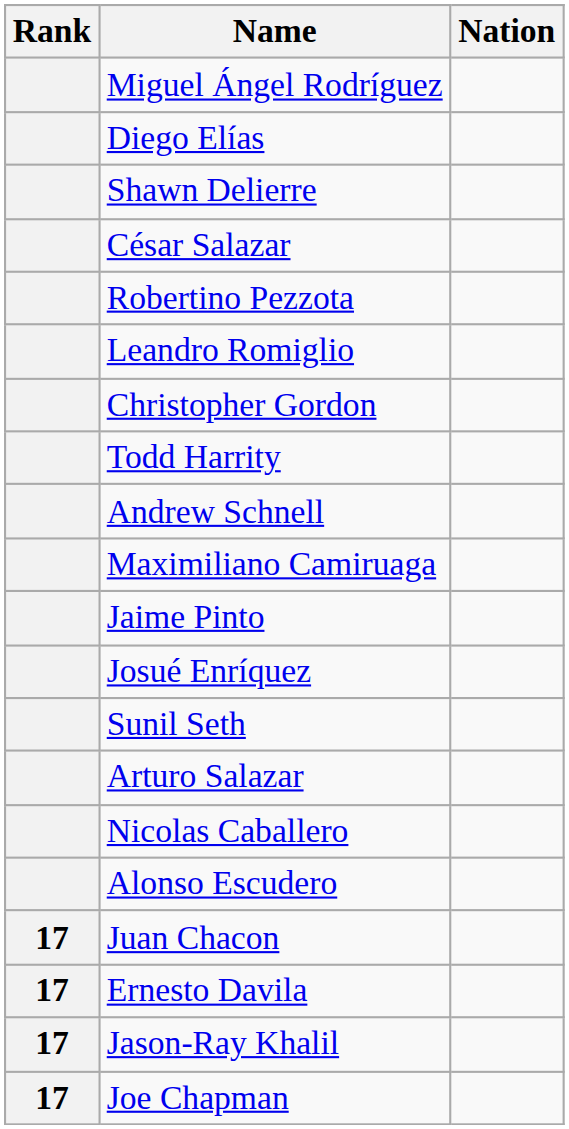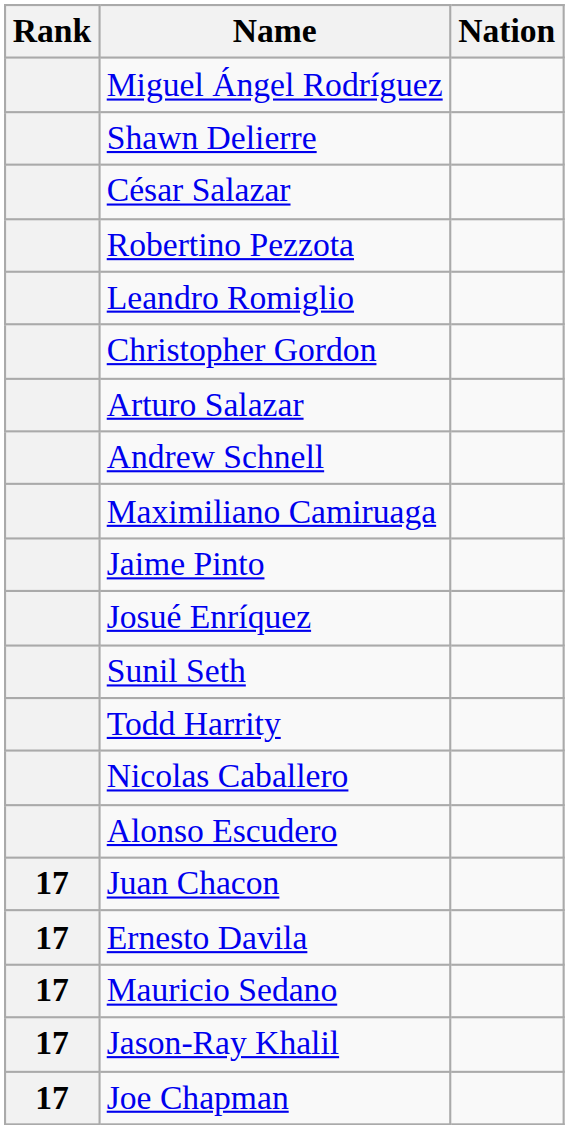- row: (186, 137)
rows swapped: (194, 457) <-> (205, 777)
+ row: (222, 990)
